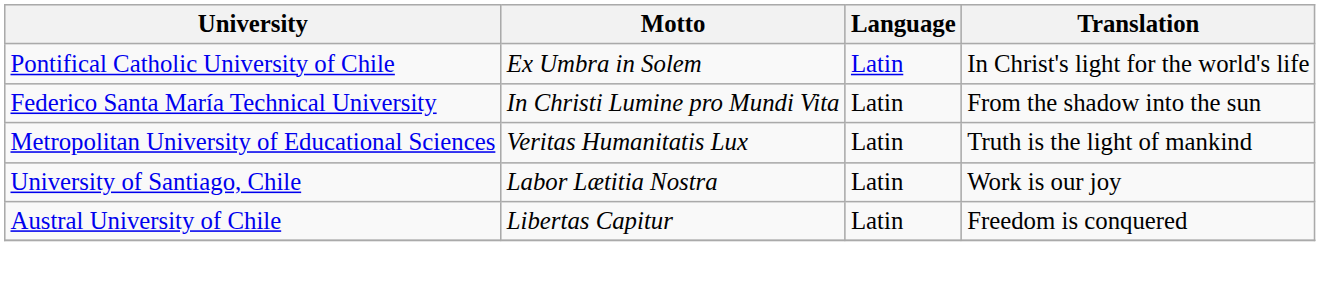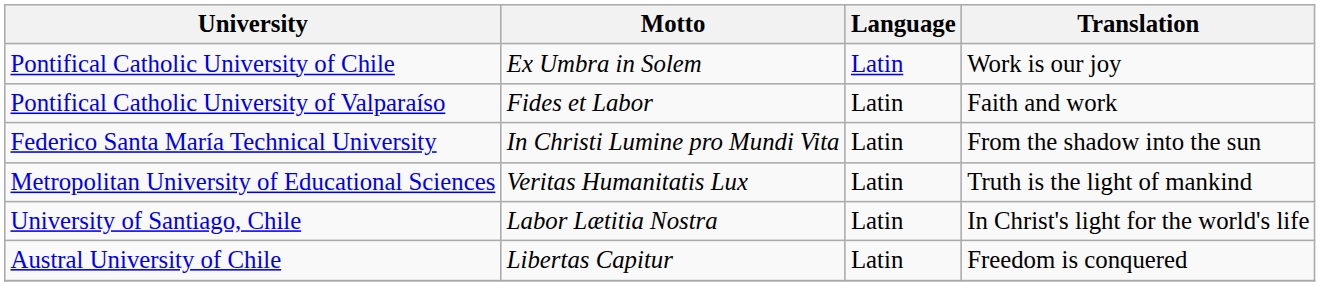(1138, 63) In Christ's light for the world's life -> (1044, 63) Work is our joy
+ row: (228, 102)
(1044, 181) Work is our joy -> (1138, 220) In Christ's light for the world's life
